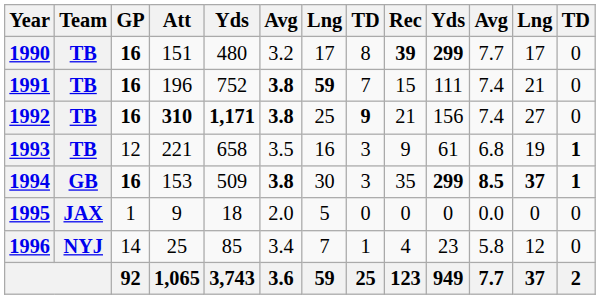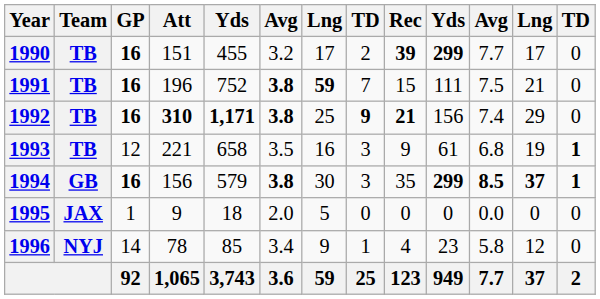(232, 52) 480 -> (232, 52) 455
(366, 52) 8 -> (366, 52) 2
(491, 85) 7.4 -> (491, 85) 7.5
(405, 117) normal -> (405, 117) bold
(535, 117) 27 -> (535, 117) 29
(177, 181) 153 -> (177, 181) 156
(232, 181) 509 -> (232, 181) 579
(177, 246) 25 -> (177, 246) 78
(325, 246) 7 -> (325, 246) 9
